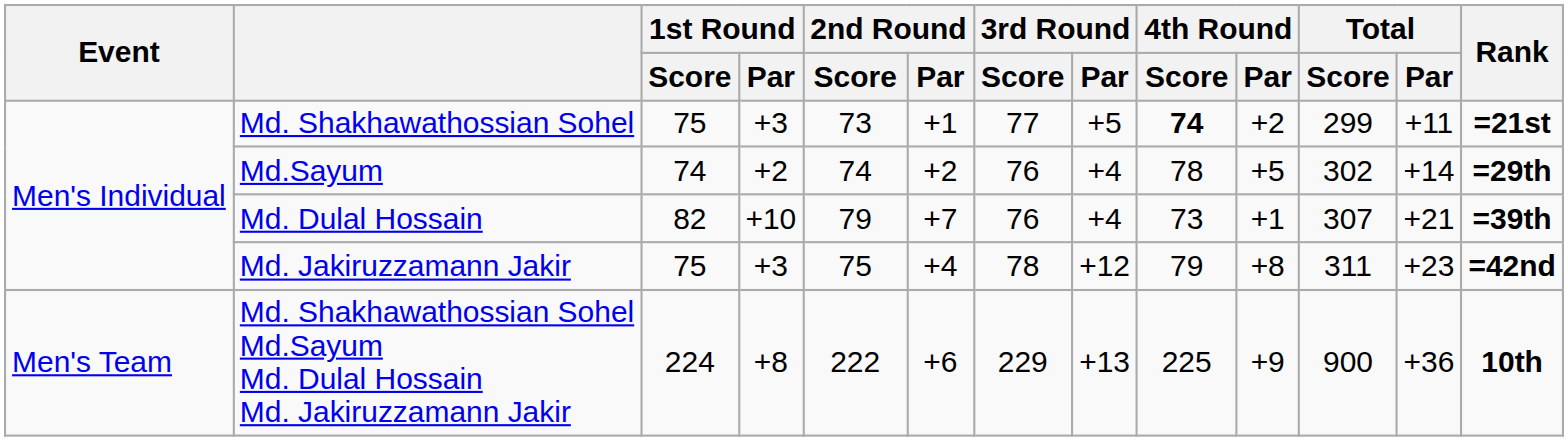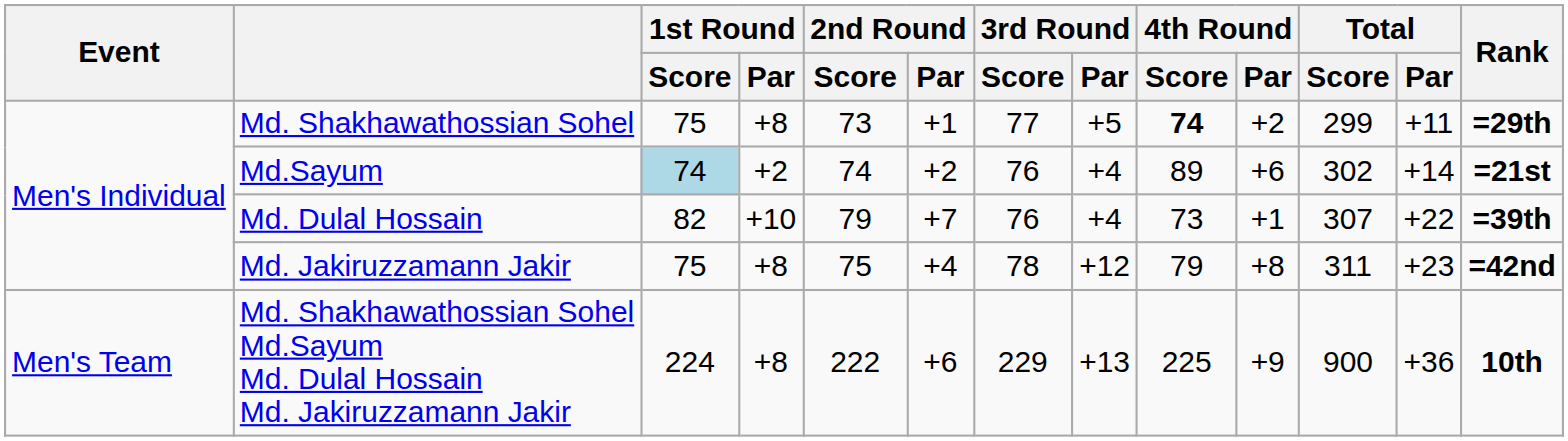(771, 124) +3 -> (771, 124) +8
(1512, 124) =21st -> (1512, 124) =29th
(690, 171) no background -> (690, 171) lightblue background
(1187, 171) 78 -> (1187, 171) 89
(1268, 171) +5 -> (1268, 171) +6
(1512, 171) =29th -> (1512, 171) =21st
(1429, 218) +21 -> (1429, 218) +22
(771, 266) +3 -> (771, 266) +8
